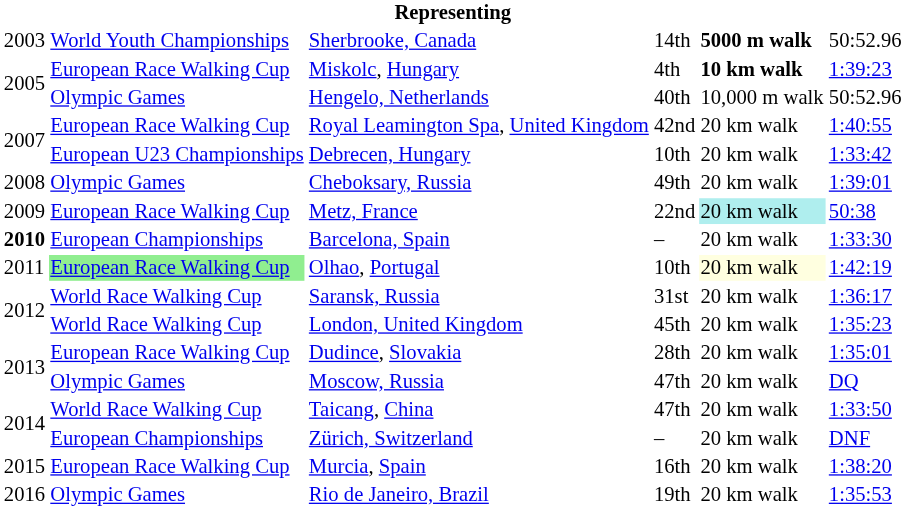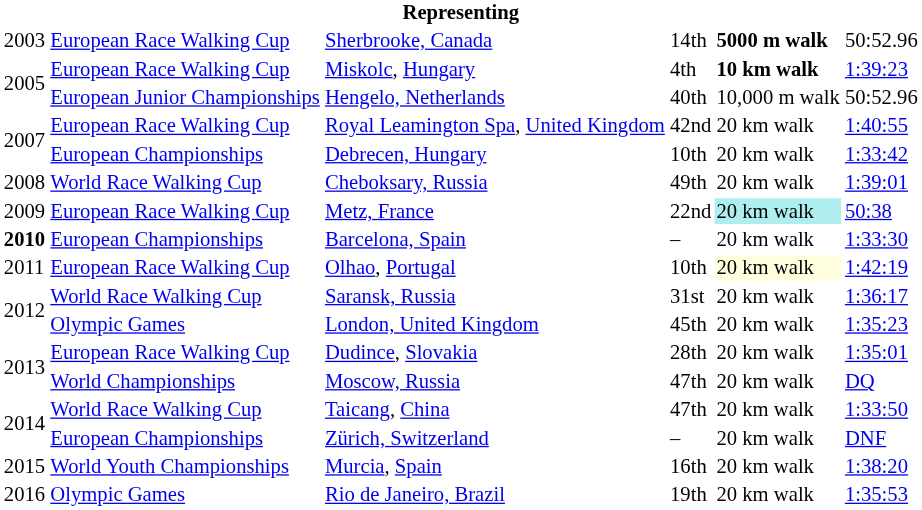(170, 40) World Youth Championships -> (170, 40) European Race Walking Cup
(118, 97) Olympic Games -> (185, 97) European Junior Championships
(177, 154) European U23 Championships -> (157, 154) European Championships
(118, 182) Olympic Games -> (156, 182) World Race Walking Cup
(170, 267) lightgreen background -> (170, 267) no background
(156, 324) World Race Walking Cup -> (118, 324) Olympic Games
(118, 381) Olympic Games -> (143, 381) World Championships
(170, 466) European Race Walking Cup -> (170, 466) World Youth Championships
